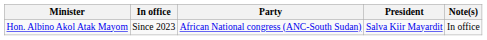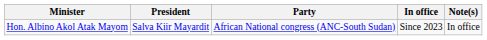columns swapped: (154, 12) <-> (404, 12)
